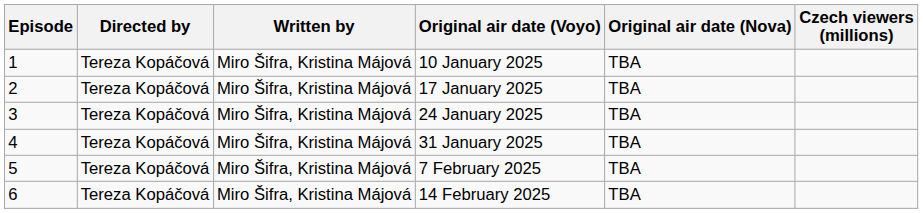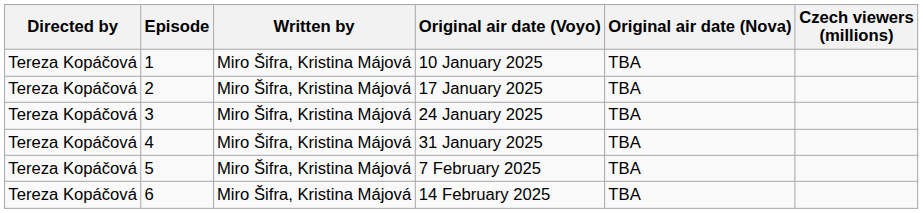columns swapped: (41, 27) <-> (145, 27)
